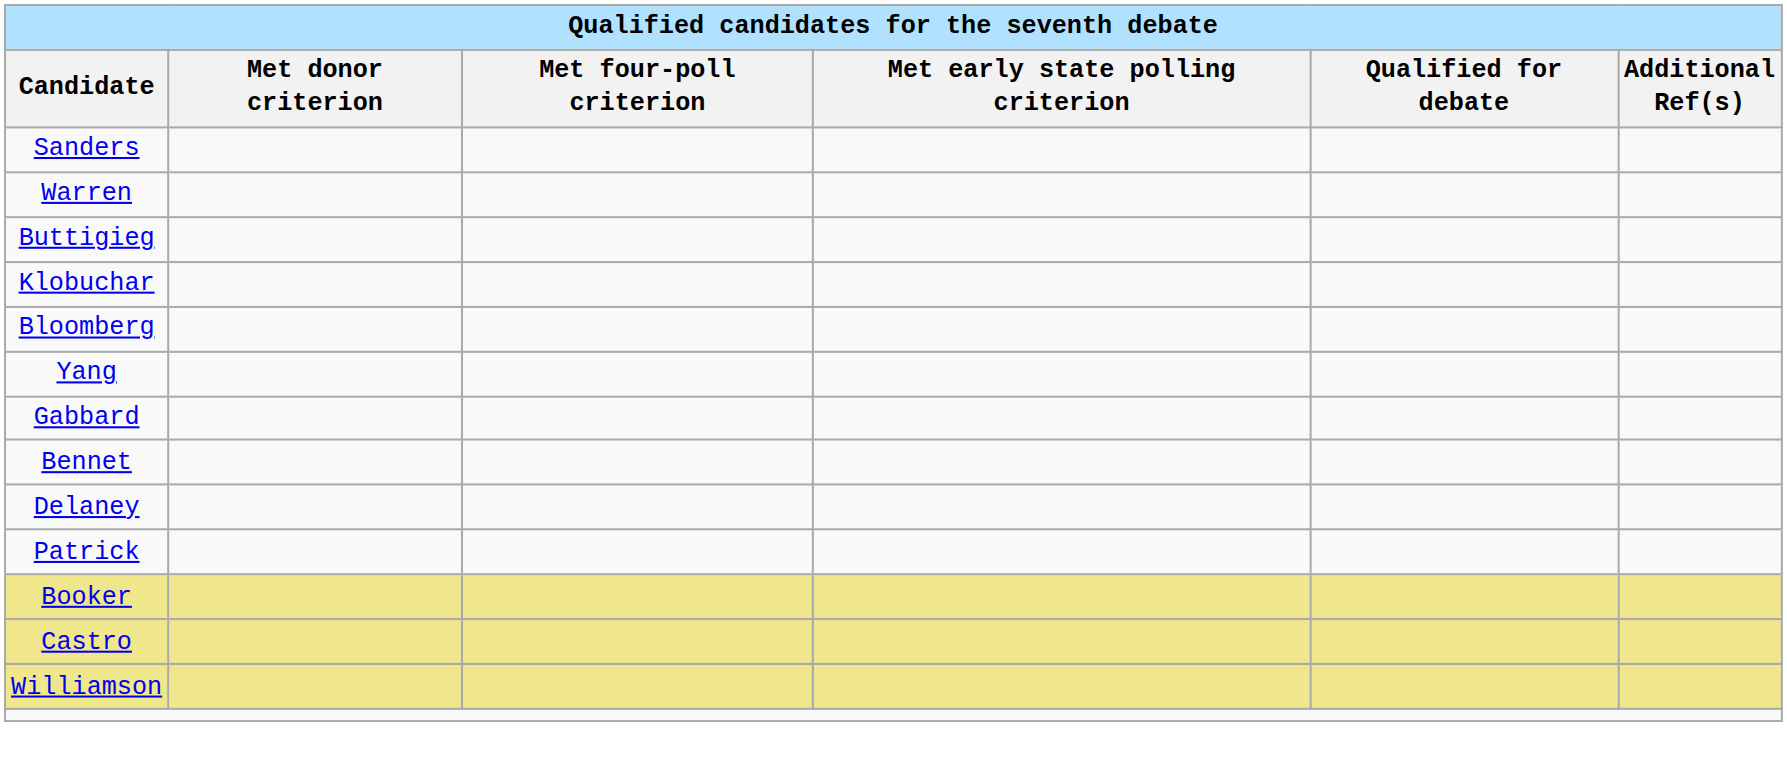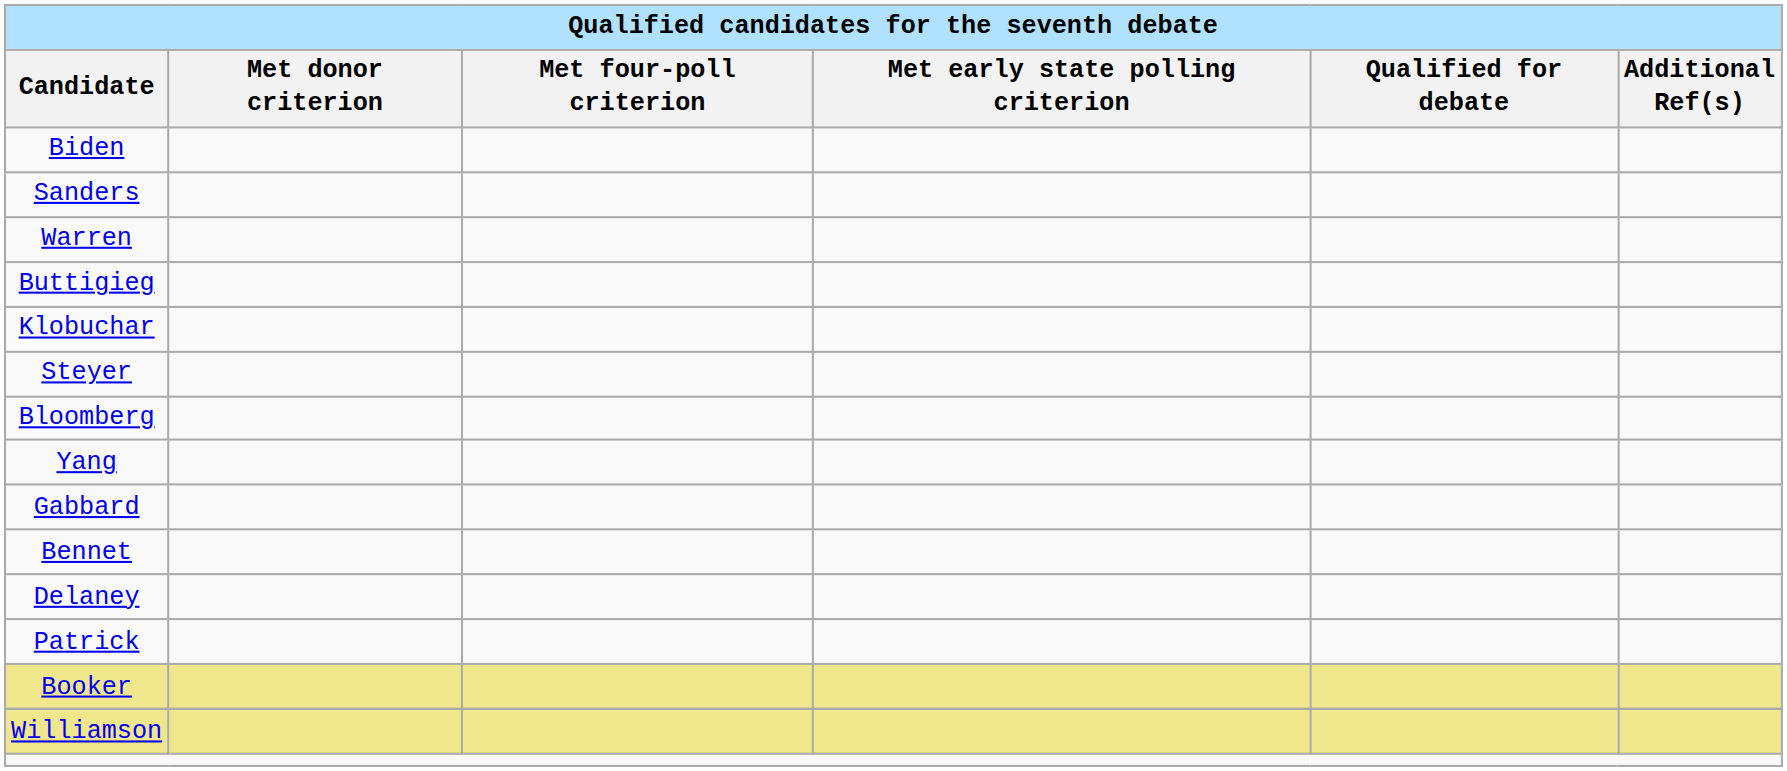+ row: (87, 150)
+ row: (87, 374)
- row: (87, 642)
